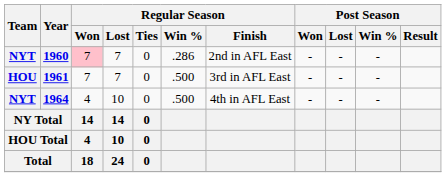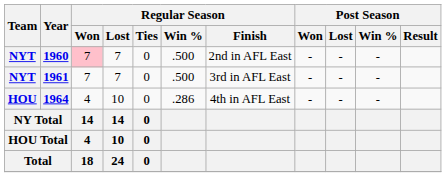(183, 57) .286 -> (183, 57) .500
(22, 78) HOU -> (22, 78) NYT
(22, 98) NYT -> (22, 98) HOU
(183, 98) .500 -> (183, 98) .286
